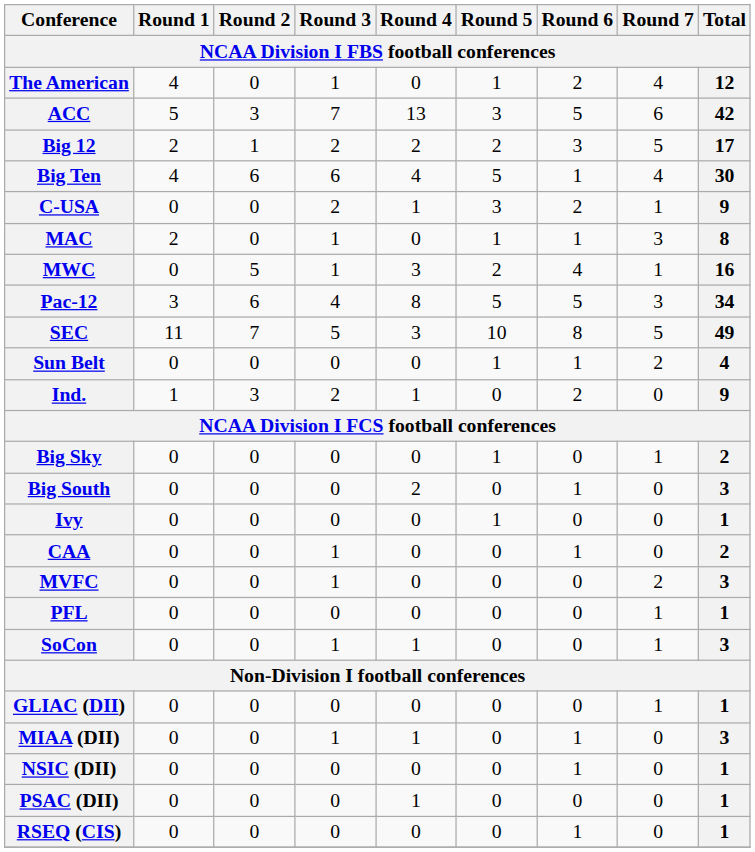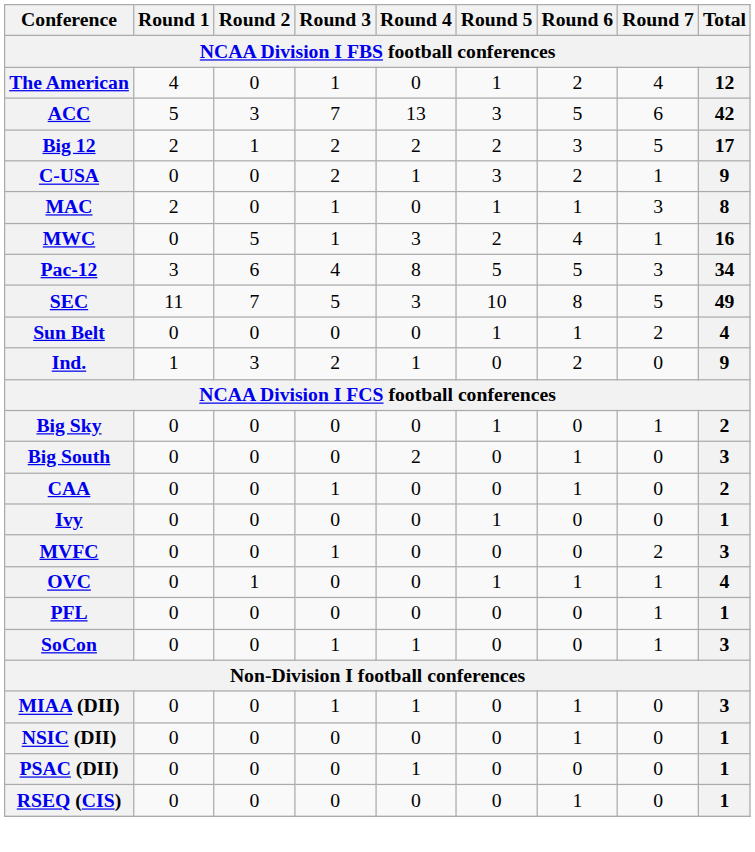- row: (69, 176)
rows swapped: (69, 550) <-> (69, 519)
+ row: (69, 581)
- row: (69, 706)
